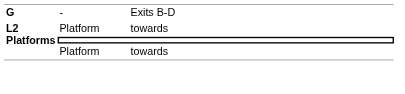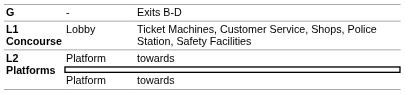+ row: (81, 29)
